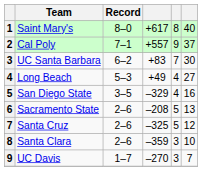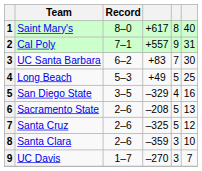(190, 45) 37 -> (190, 45) 31
(176, 77) 4 -> (176, 77) 5
(190, 77) 27 -> (190, 77) 25
